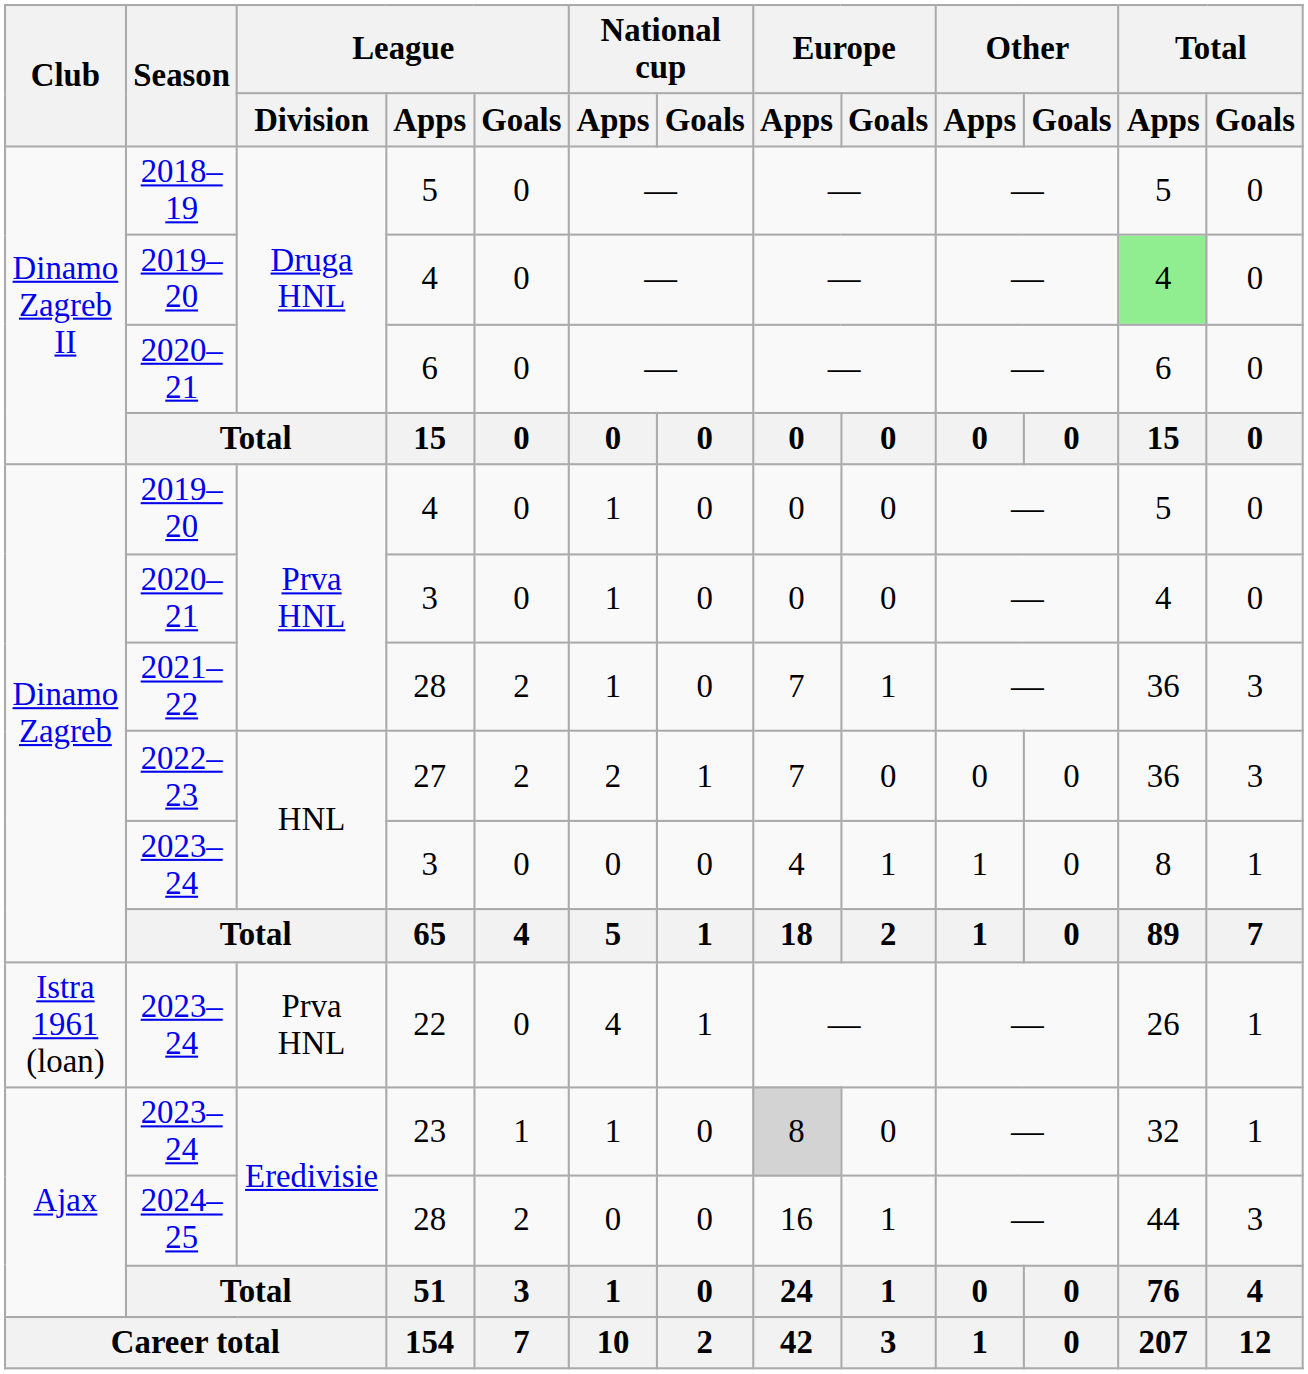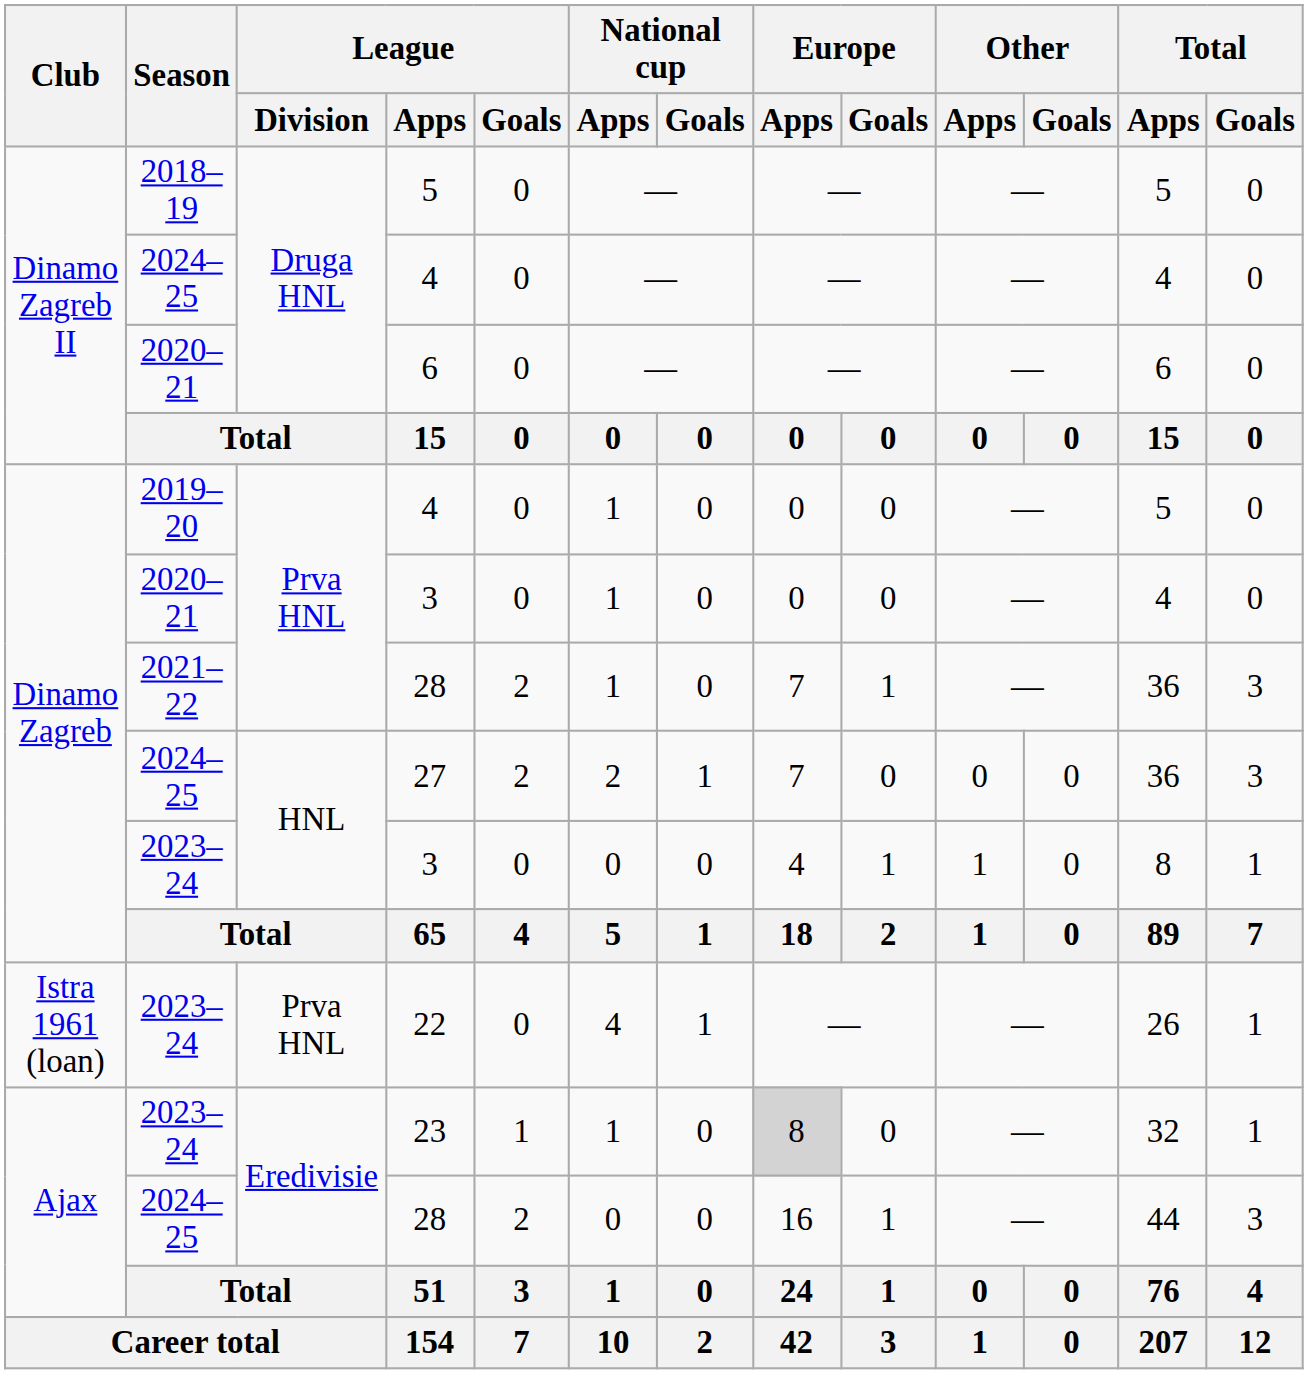(182, 278) 2019–20 -> (182, 278) 2024–25
(1163, 278) lightgreen background -> (1163, 278) no background
(182, 775) 2022–23 -> (182, 775) 2024–25
